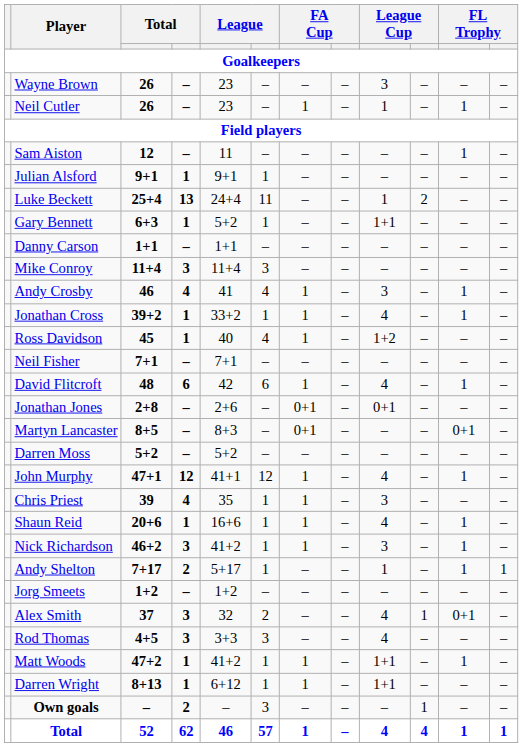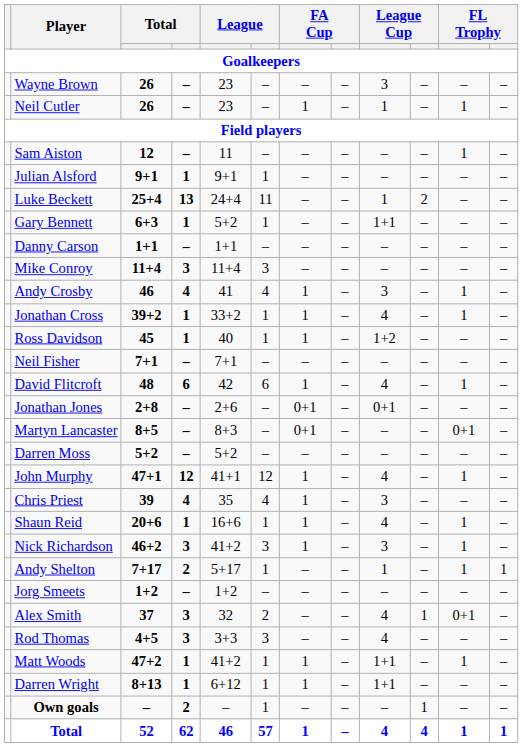(265, 338) 4 -> (265, 338) 1
(265, 499) 1 -> (265, 499) 4
(265, 545) 1 -> (265, 545) 3
(265, 707) 3 -> (265, 707) 1
